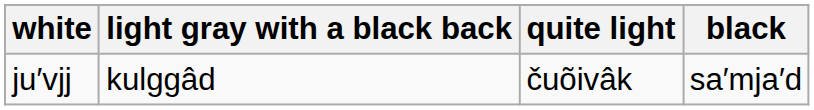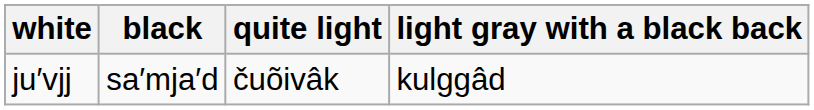columns swapped: (746, 29) <-> (309, 29)
